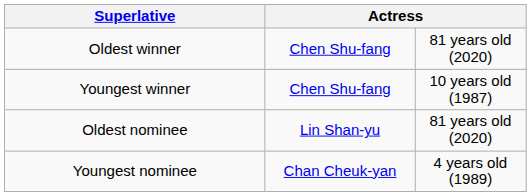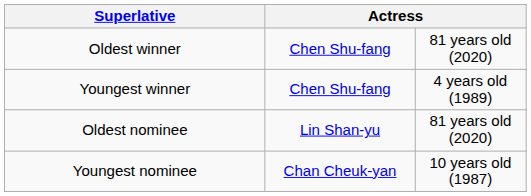(470, 89) 10 years old (1987) -> (470, 89) 4 years old (1989)
(470, 171) 4 years old (1989) -> (470, 171) 10 years old (1987)
